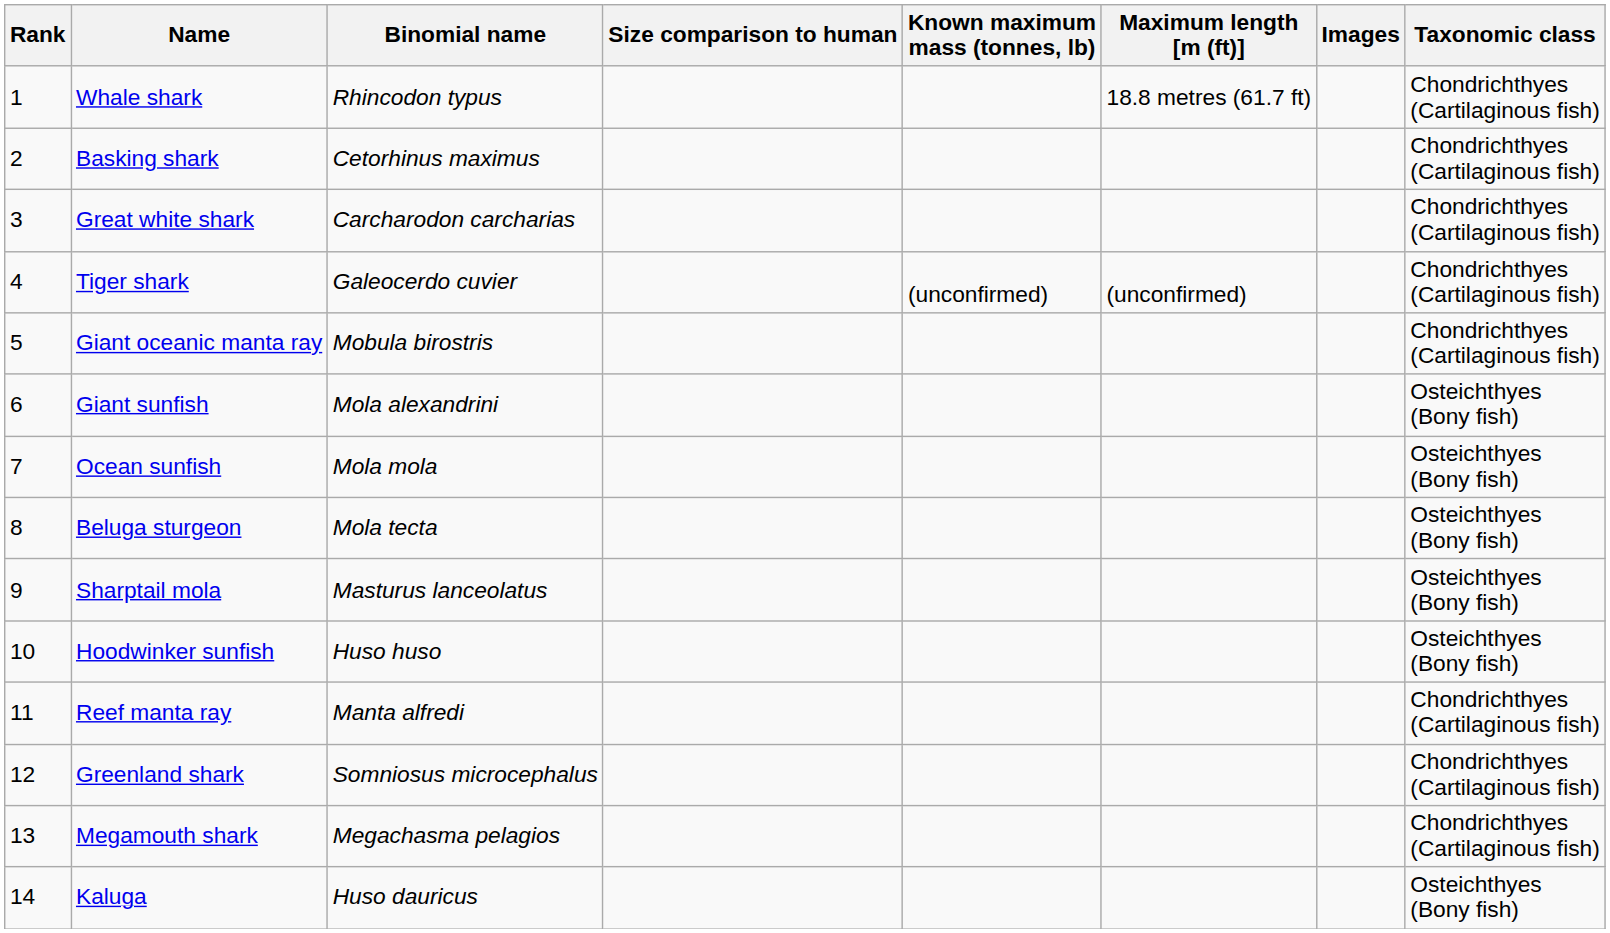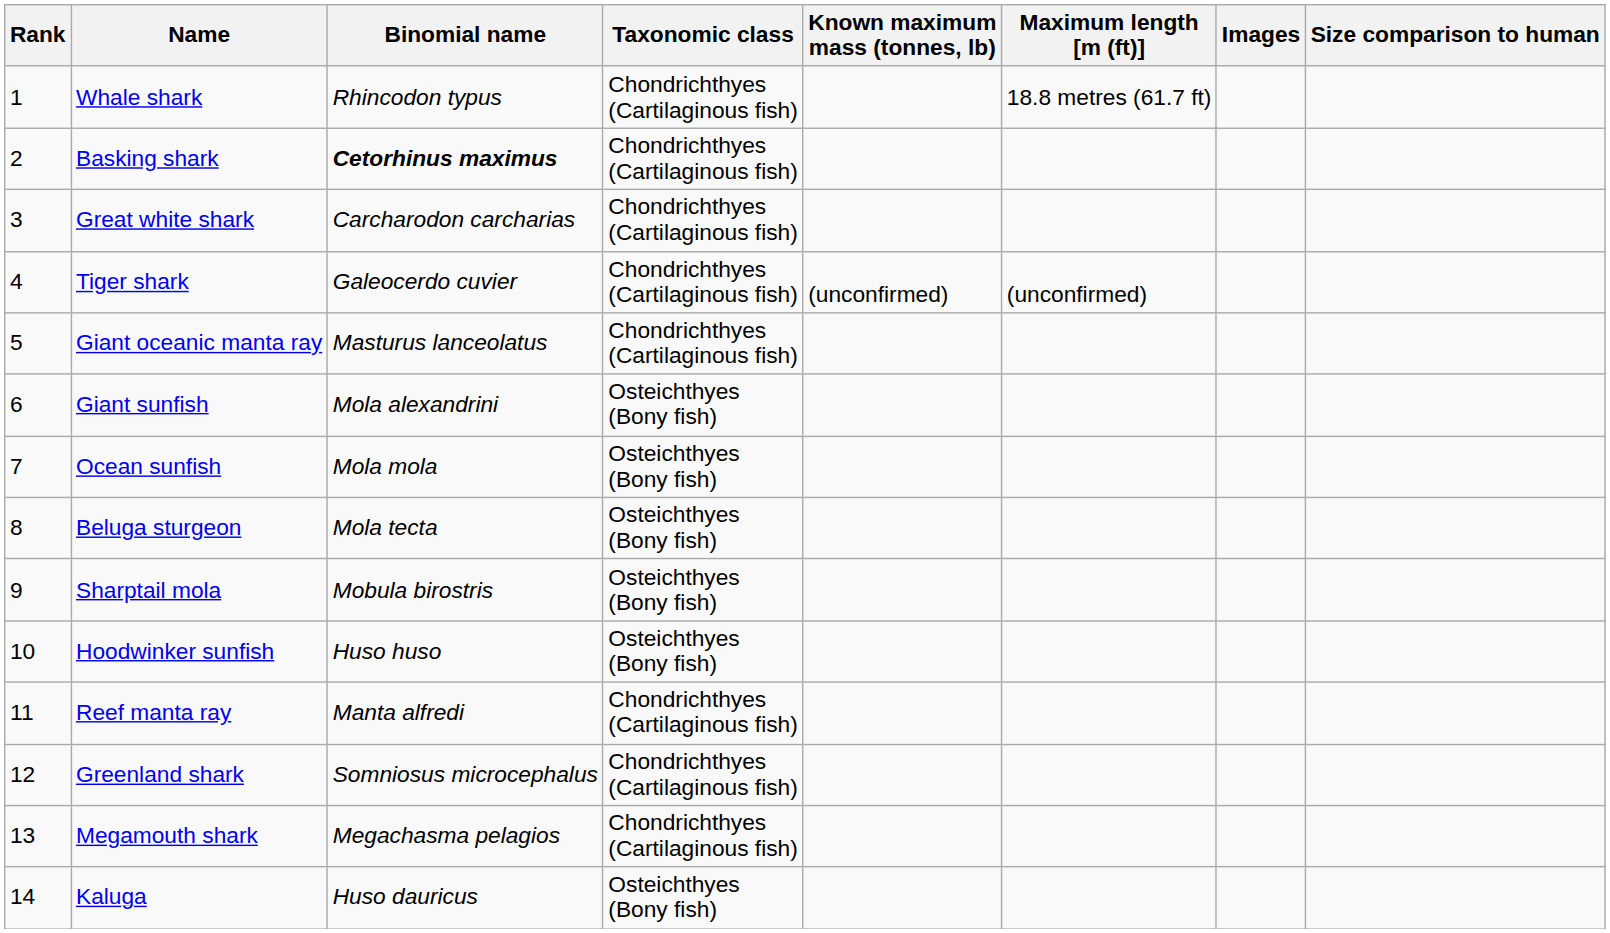columns swapped: (1505, 35) <-> (753, 35)
(436, 158) normal -> (445, 158) bold
(413, 343) Mobula birostris -> (440, 343) Masturus lanceolatus
(440, 589) Masturus lanceolatus -> (413, 589) Mobula birostris
